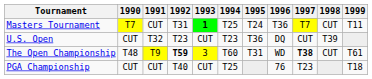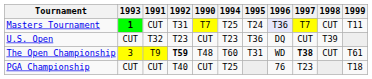columns swapped: (130, 12) <-> (205, 12)
(280, 26) no background -> (280, 26) lavender background
